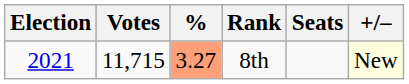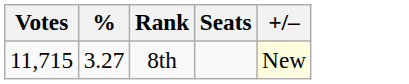- column: (51, 22)
(196, 59) lightsalmon background -> (104, 59) no background
